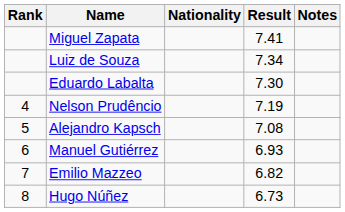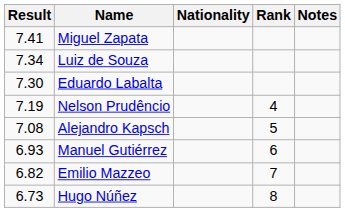columns swapped: (25, 15) <-> (269, 15)
